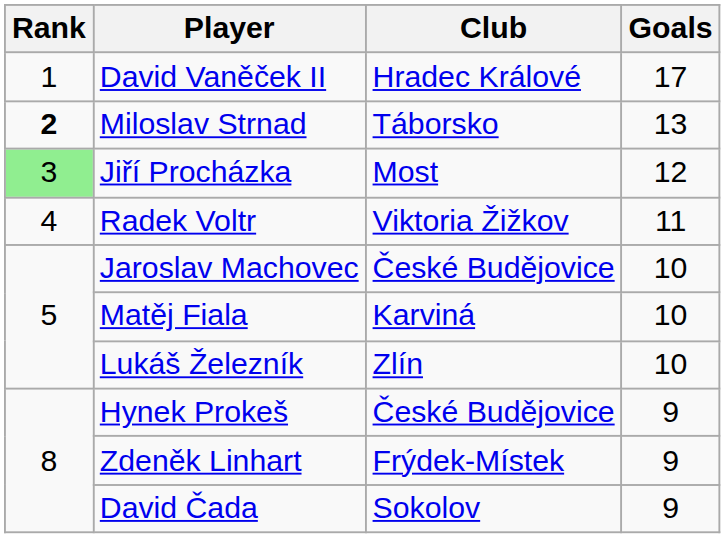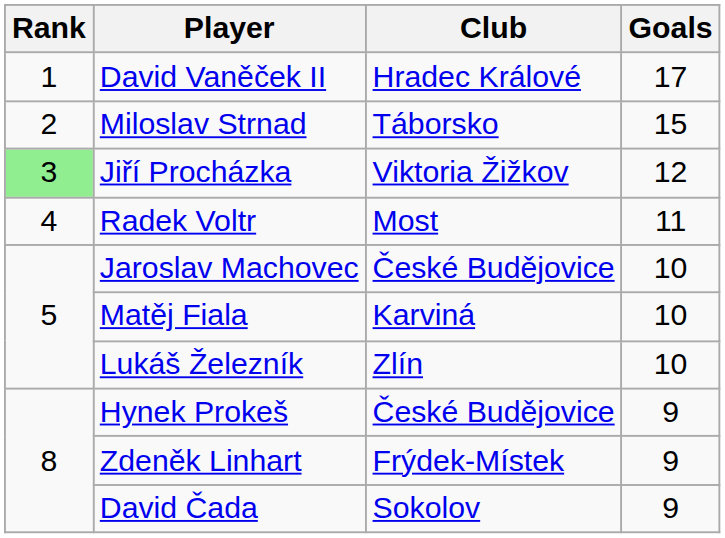(49, 124) bold -> (49, 124) normal
(671, 124) 13 -> (671, 124) 15
(405, 172) Most -> (471, 172) Viktoria Žižkov
(471, 220) Viktoria Žižkov -> (405, 220) Most
